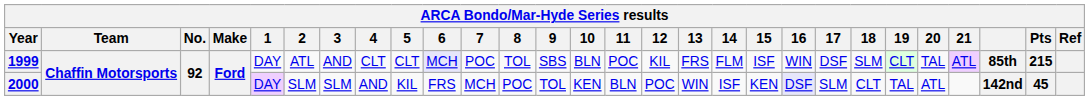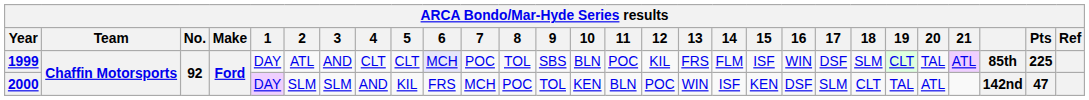(1041, 61) 215 -> (1041, 61) 225
(799, 84) lavender background -> (799, 84) no background
(1041, 84) 45 -> (1041, 84) 47
